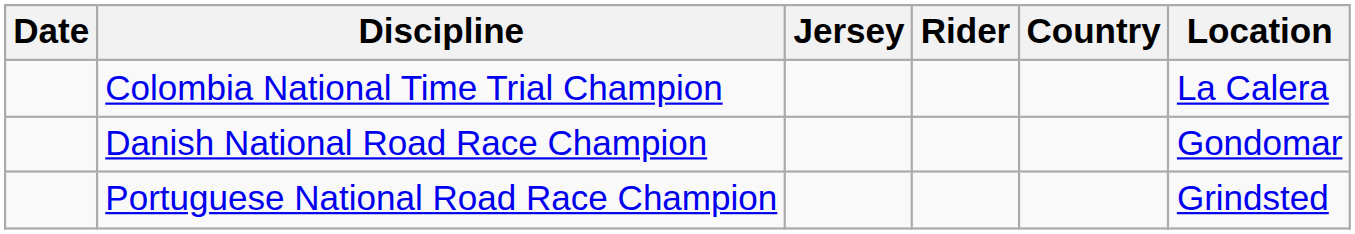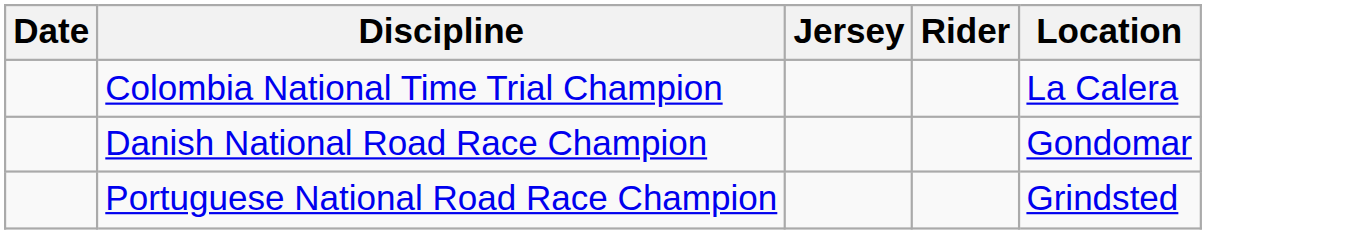- column: (1094, 32)
